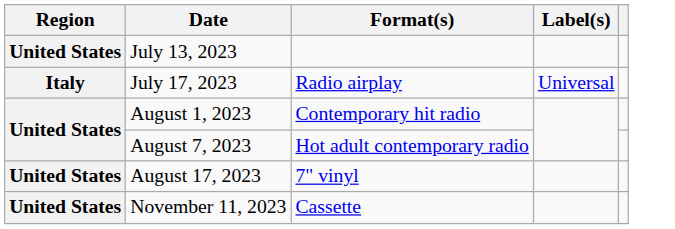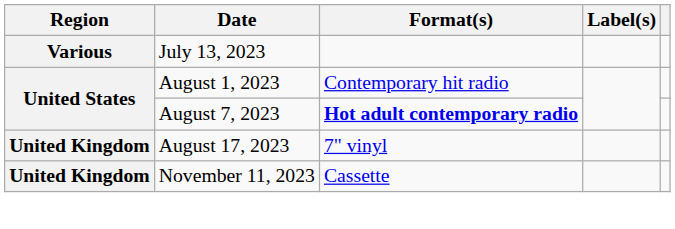(65, 51) United States -> (79, 51) Various
- row: (184, 82)
(412, 144) normal -> (451, 113) bold
(65, 176) United States -> (79, 144) United Kingdom
(65, 207) United States -> (79, 176) United Kingdom
